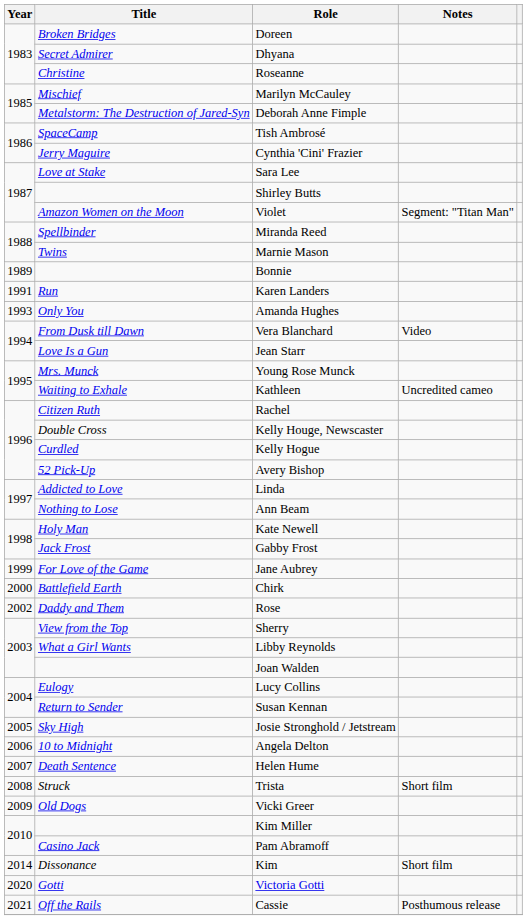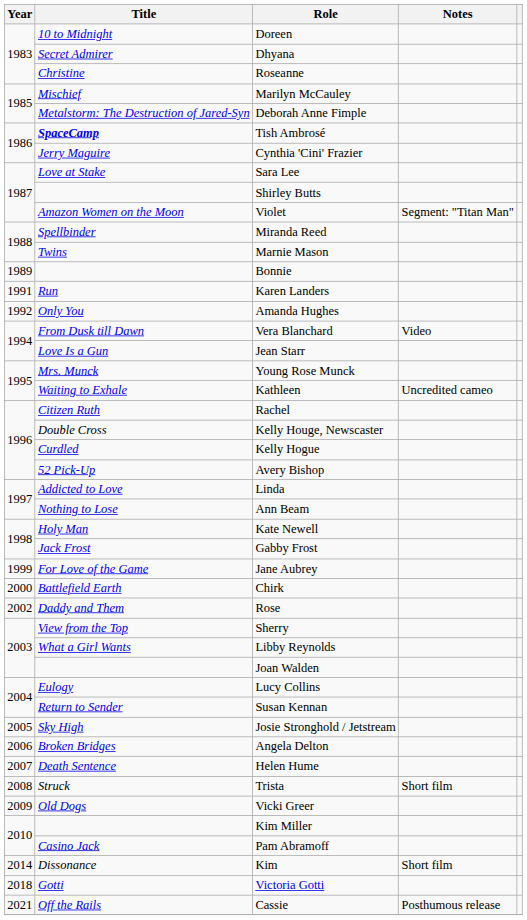(77, 34) Broken Bridges -> (75, 34) 10 to Midnight
(68, 133) normal -> (68, 133) bold
(20, 311) 1993 -> (20, 311) 1992
(75, 746) 10 to Midnight -> (77, 746) Broken Bridges
(20, 885) 2020 -> (20, 885) 2018
